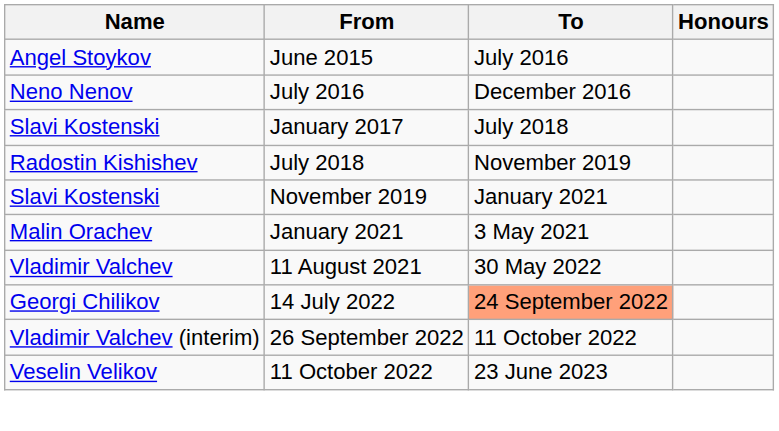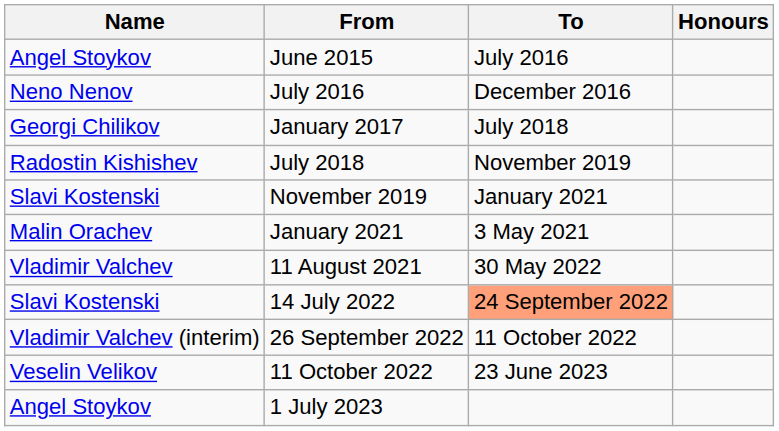(85, 127) Slavi Kostenski -> (85, 127) Georgi Chilikov
(85, 302) Georgi Chilikov -> (85, 302) Slavi Kostenski
+ row: (326, 407)
